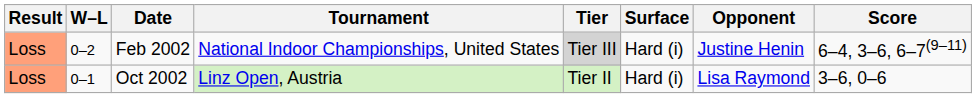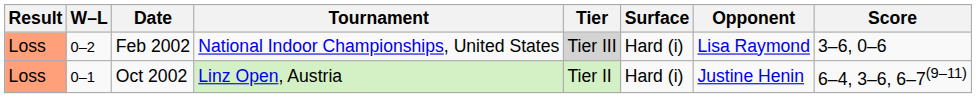(751, 48) Justine Henin -> (754, 46) Lisa Raymond
(893, 48) 6–4, 3–6, 6–7(9–11) -> (852, 46) 3–6, 0–6
(754, 79) Lisa Raymond -> (751, 76) Justine Henin
(852, 79) 3–6, 0–6 -> (893, 76) 6–4, 3–6, 6–7(9–11)
